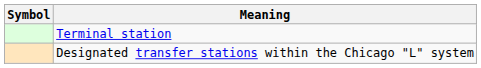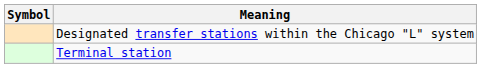rows swapped: (265, 53) <-> (114, 34)
